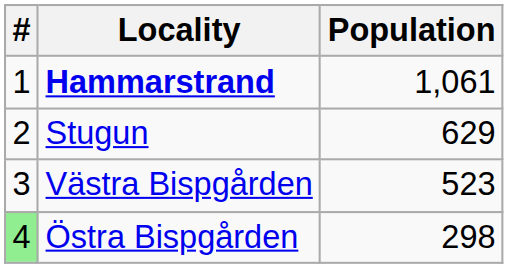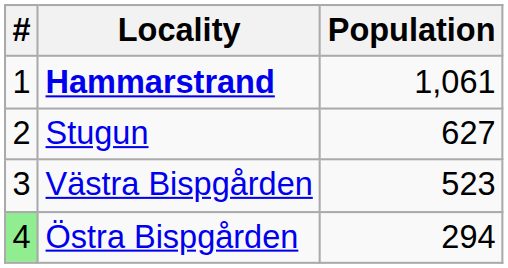(468, 133) 629 -> (468, 133) 627
(468, 236) 298 -> (468, 236) 294
